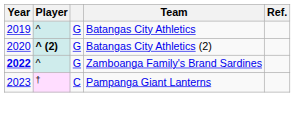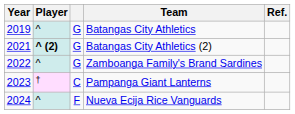(19, 47) 2020 -> (19, 47) 2021
(19, 64) bold -> (19, 64) normal
+ row: (154, 100)
